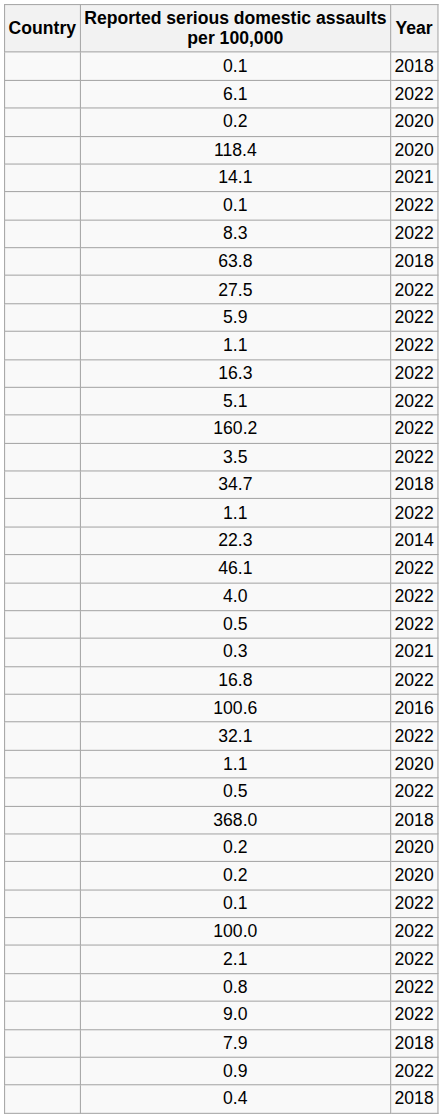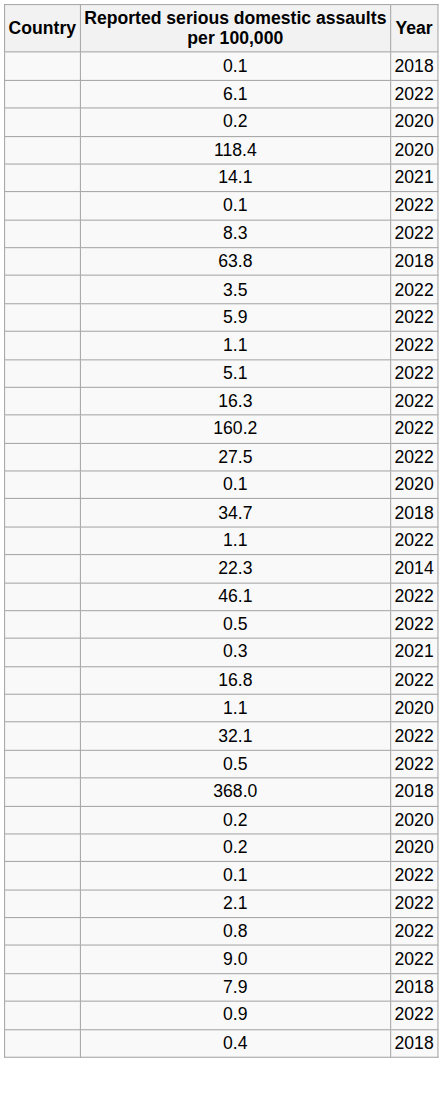rows swapped: (235, 456) <-> (235, 289)
rows swapped: (235, 373) <-> (235, 401)
+ row: (235, 484)
- row: (235, 596)
- row: (235, 708)
rows swapped: (235, 763) <-> (235, 736)
- row: (235, 931)
